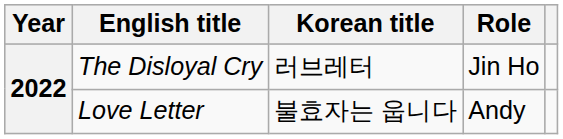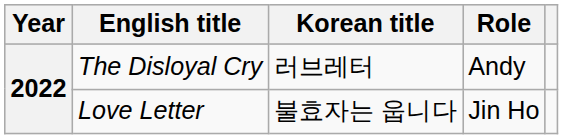(504, 66) Jin Ho -> (497, 66) Andy
(497, 111) Andy -> (504, 111) Jin Ho
